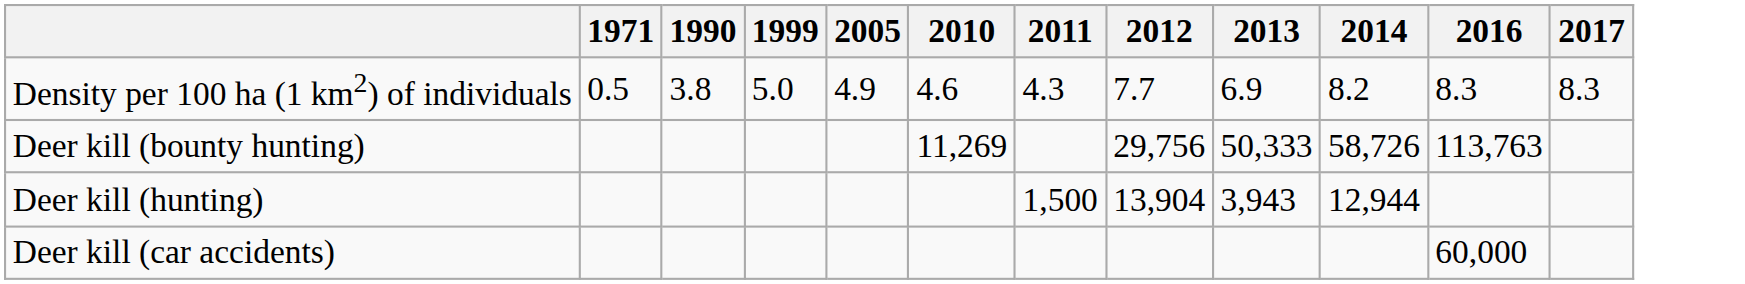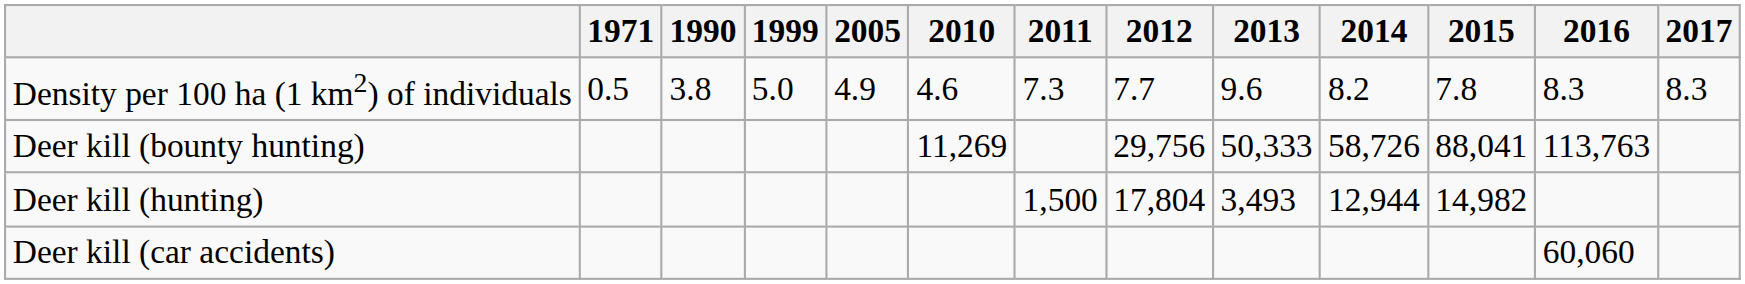+ column: (1481, 31)
(1043, 88) 4.3 -> (1043, 88) 7.3
(1242, 88) 6.9 -> (1242, 88) 9.6
(1159, 199) 13,904 -> (1159, 199) 17,804
(1258, 199) 3,943 -> (1258, 199) 3,493
(1481, 252) 60,000 -> (1589, 252) 60,060
